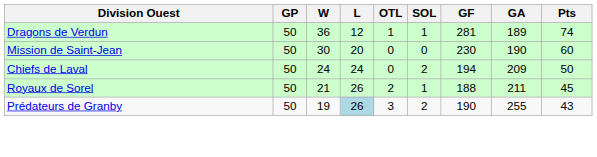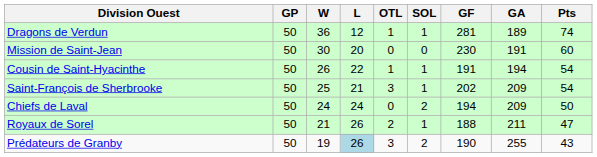(517, 50) 190 -> (517, 50) 191
+ row: (76, 69)
+ row: (85, 87)
(567, 87) 45 -> (567, 124) 47
